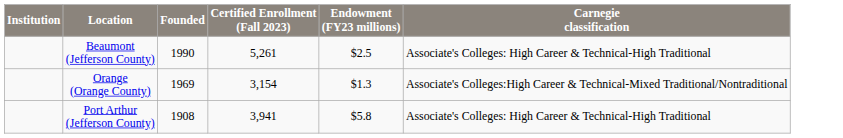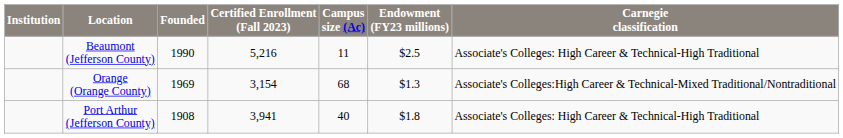+ column: (343, 20)
(263, 52) 5,261 -> (263, 52) 5,216
(361, 116) $5.8 -> (410, 116) $1.8
